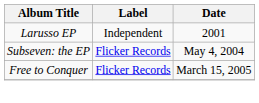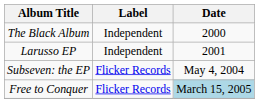+ row: (49, 32)
(214, 70) no background -> (214, 88) lightblue background
